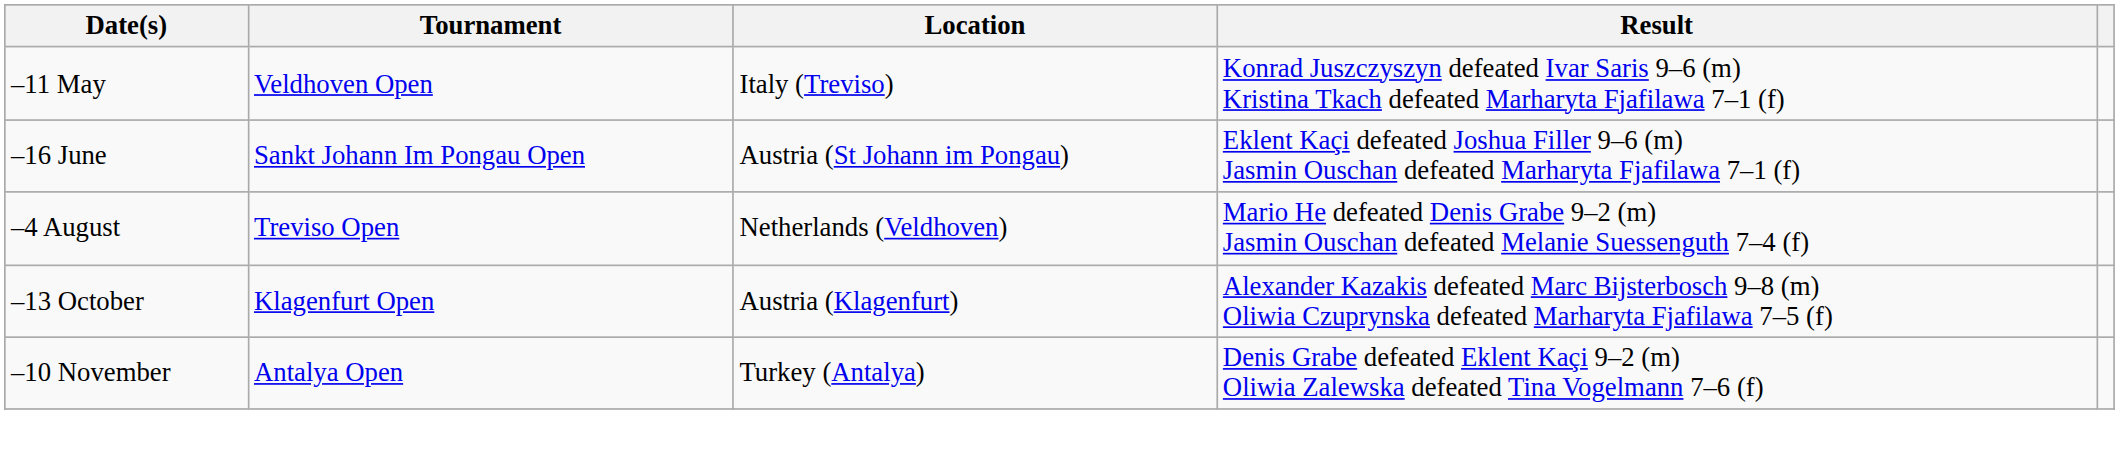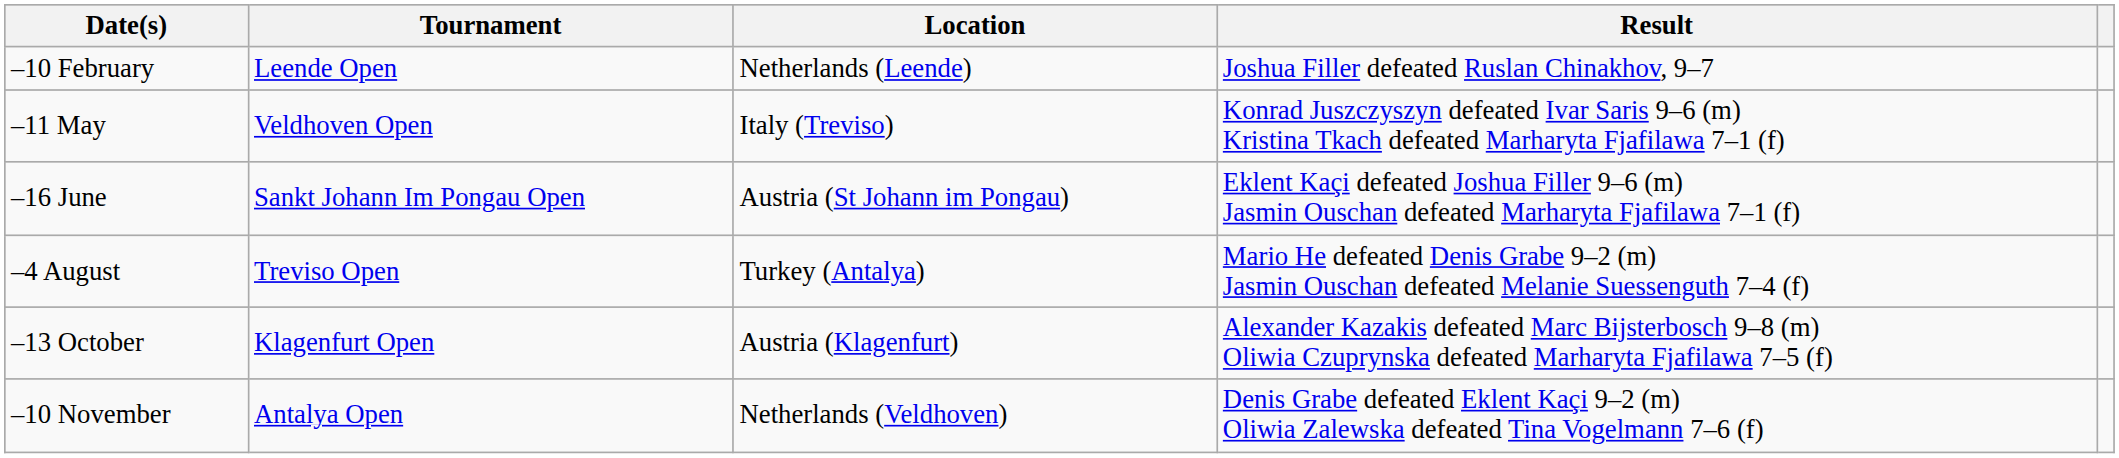+ row: (83, 68)
(873, 227) Netherlands (Veldhoven) -> (832, 270) Turkey (Antalya)
(832, 372) Turkey (Antalya) -> (873, 415) Netherlands (Veldhoven)
